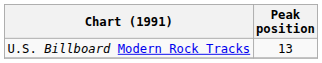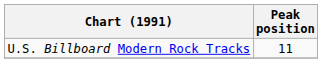(285, 48) 13 -> (285, 48) 11
